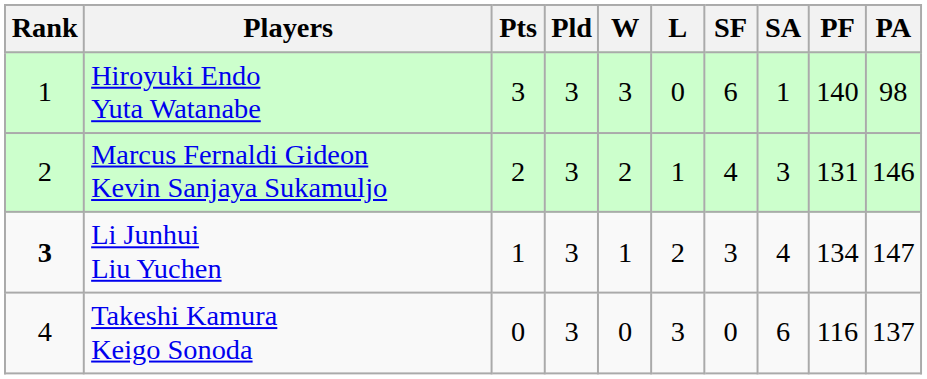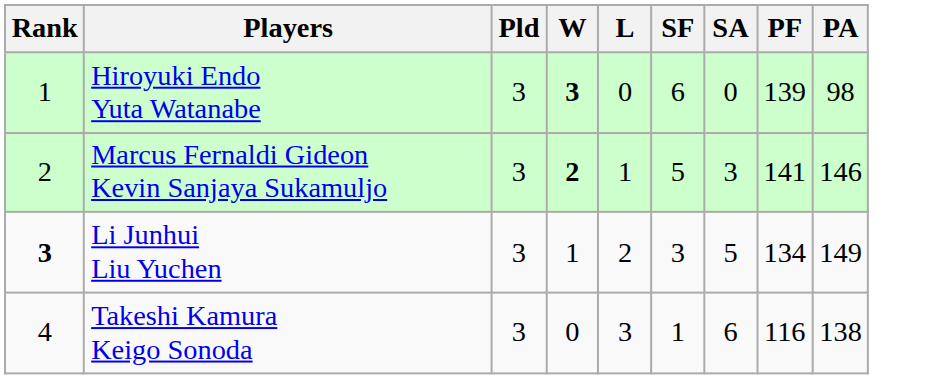- column: (518, 28)
(625, 91) normal -> (572, 91) bold
(783, 91) 1 -> (730, 91) 0
(837, 91) 140 -> (785, 91) 139
(625, 172) normal -> (572, 172) bold
(730, 172) 4 -> (678, 172) 5
(837, 172) 131 -> (785, 172) 141
(783, 252) 4 -> (730, 252) 5
(893, 252) 147 -> (841, 252) 149
(730, 332) 0 -> (678, 332) 1
(893, 332) 137 -> (841, 332) 138
